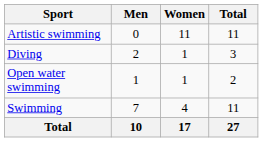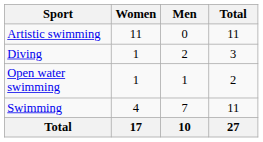columns swapped: (136, 14) <-> (185, 14)
